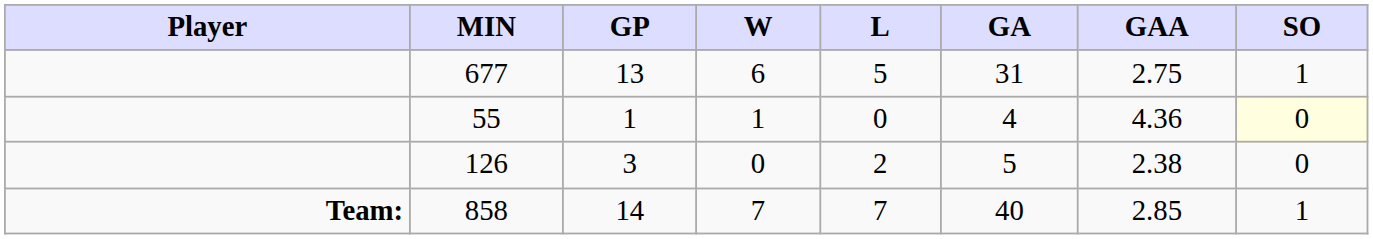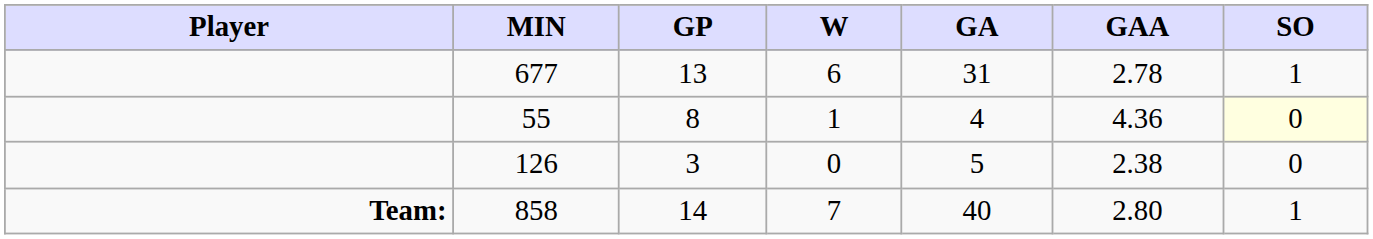- column: (880, 27)
(1157, 73) 2.75 -> (1137, 73) 2.78
(630, 118) 1 -> (693, 118) 8
(1157, 210) 2.85 -> (1137, 210) 2.80
